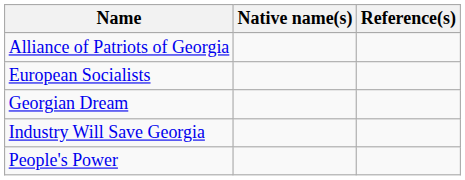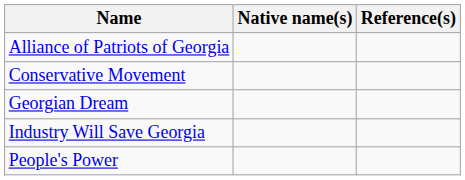+ row: (97, 75)
- row: (80, 75)
